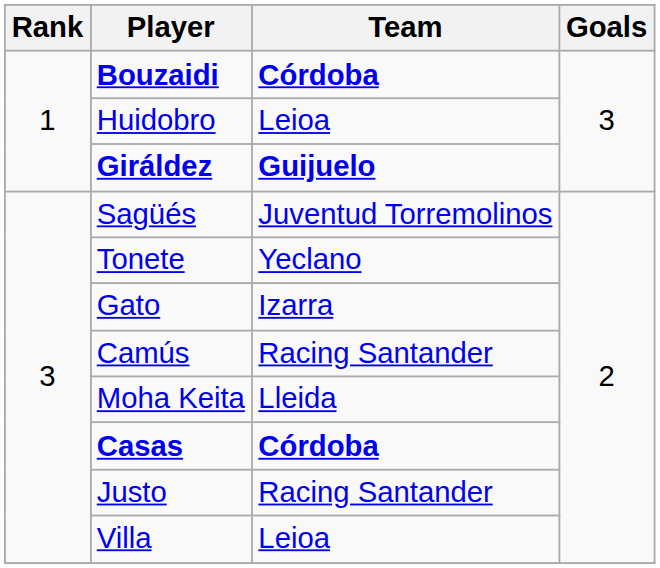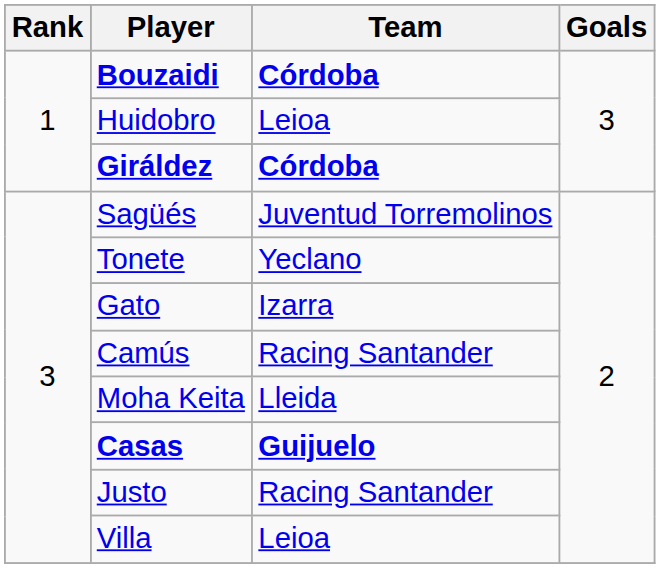(317, 167) Guijuelo -> (319, 167) Córdoba
(319, 445) Córdoba -> (317, 445) Guijuelo
